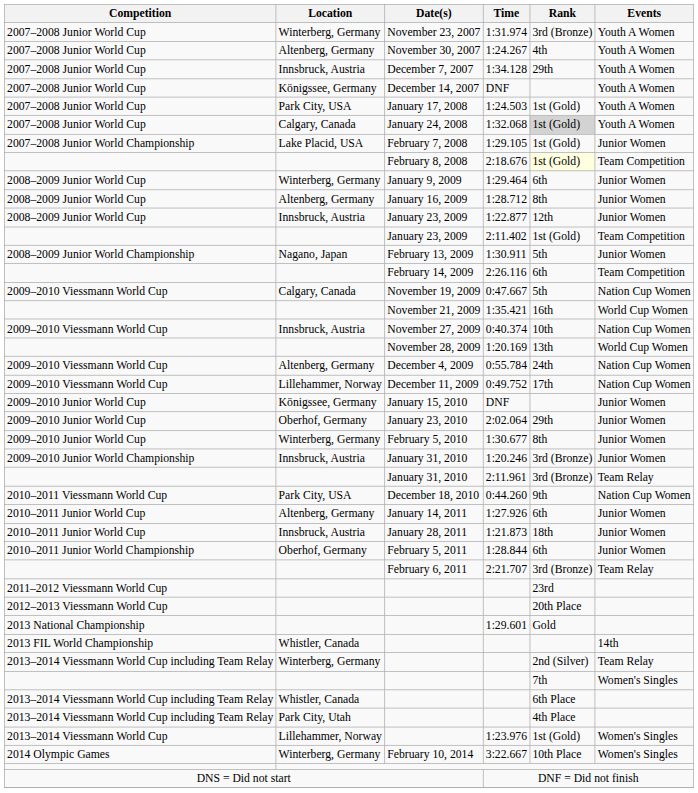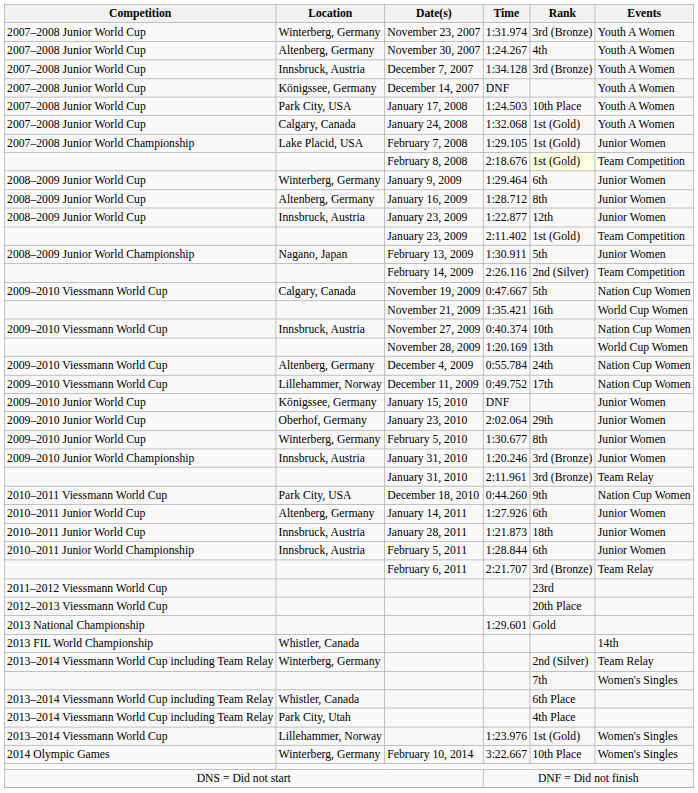(543, 69) 29th -> (562, 69) 3rd (Bronze)
(556, 106) 1st (Gold) -> (557, 106) 10th Place
(556, 124) lightgrey background -> (556, 124) no background
(540, 273) 6th -> (560, 273) 2nd (Silver)
(323, 550) Oberhof, Germany -> (322, 550) Innsbruck, Austria
